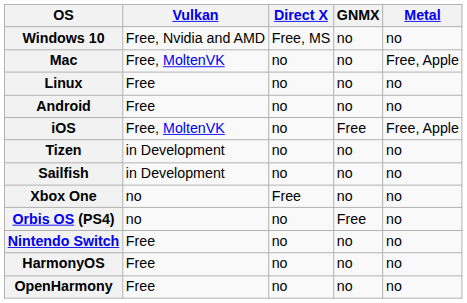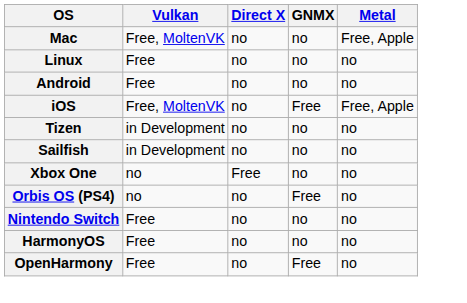- row: (63, 38)
(345, 286) no -> (306, 264) Free
